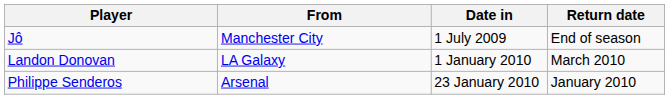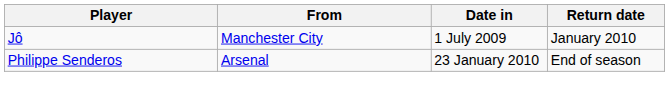(596, 37) End of season -> (593, 37) January 2010
- row: (61, 60)
(593, 82) January 2010 -> (596, 60) End of season
